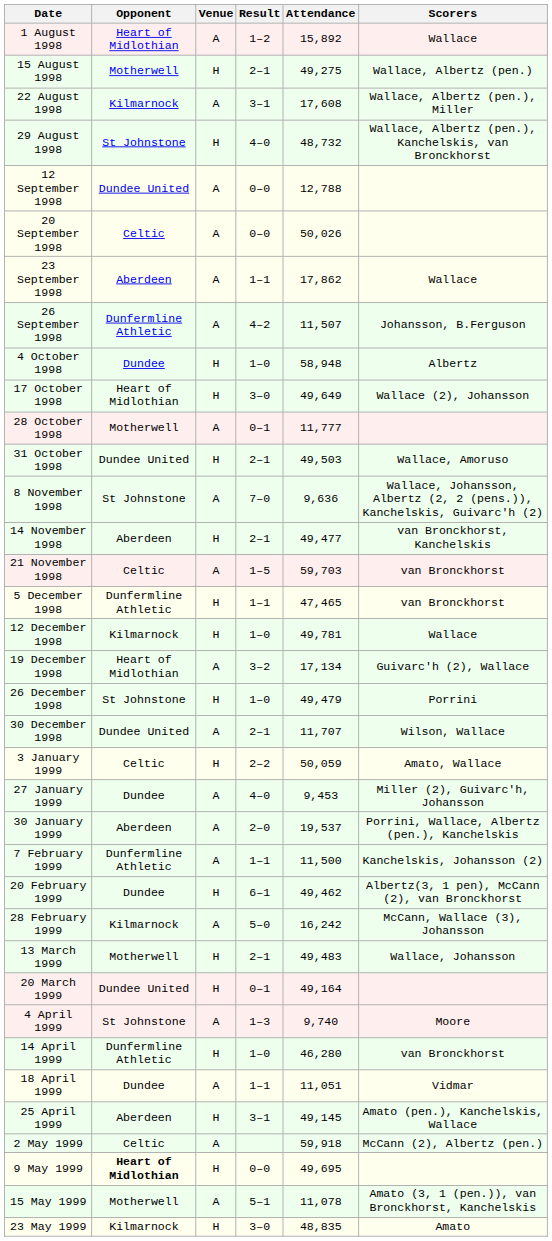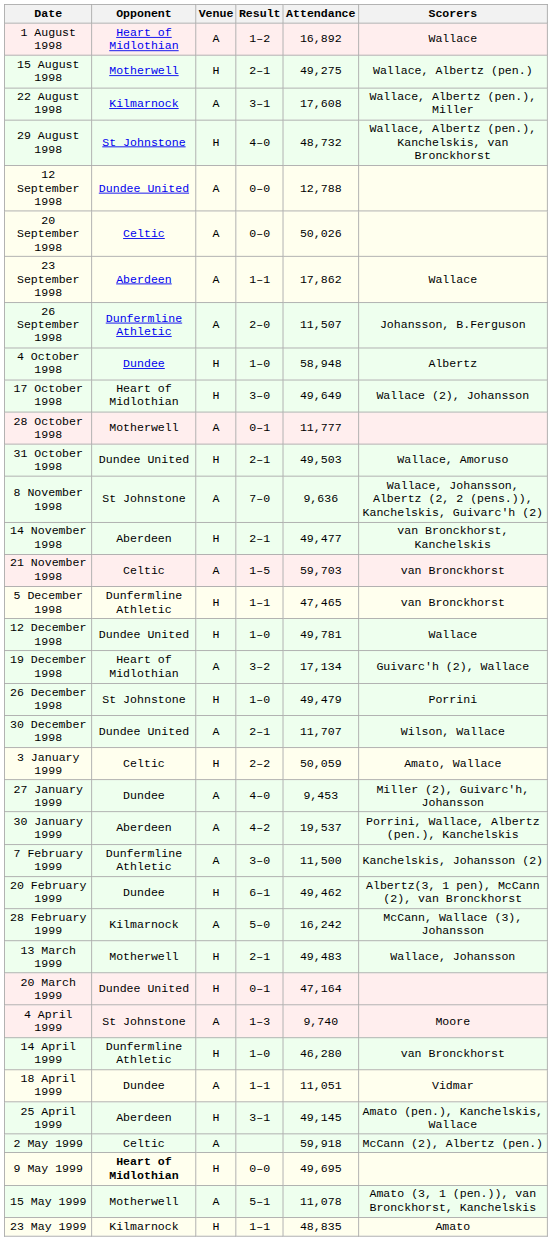(321, 39) 15,892 -> (321, 39) 16,892
(260, 325) 4–2 -> (260, 325) 2–0
(144, 635) Kilmarnock -> (144, 635) Dundee United
(260, 828) 2–0 -> (260, 828) 4–2
(260, 860) 1–1 -> (260, 860) 3–0
(321, 989) 49,164 -> (321, 989) 47,164
(260, 1227) 3–0 -> (260, 1227) 1–1
